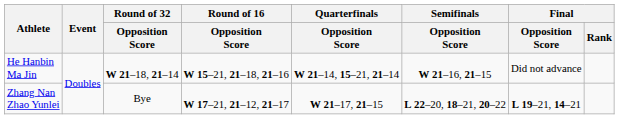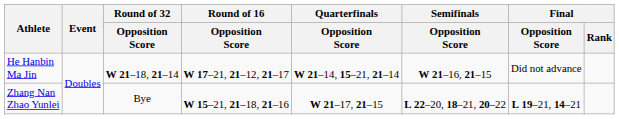(236, 74) W 15–21, 21–18, 21–16 -> (236, 74) W 17–21, 21–12, 21–17
(236, 105) W 17–21, 21–12, 21–17 -> (236, 105) W 15–21, 21–18, 21–16
